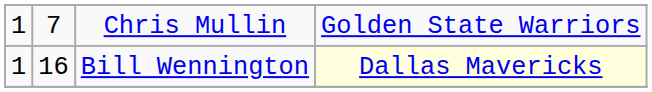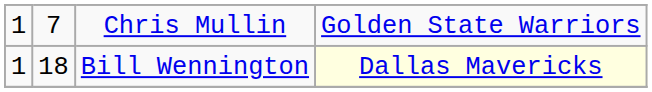(54, 67) 16 -> (54, 67) 18
